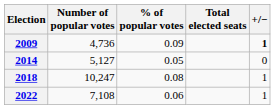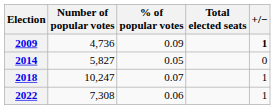(102, 60) 5,127 -> (102, 60) 5,827
(174, 78) 0.08 -> (174, 78) 0.07
(102, 95) 7,108 -> (102, 95) 7,308
